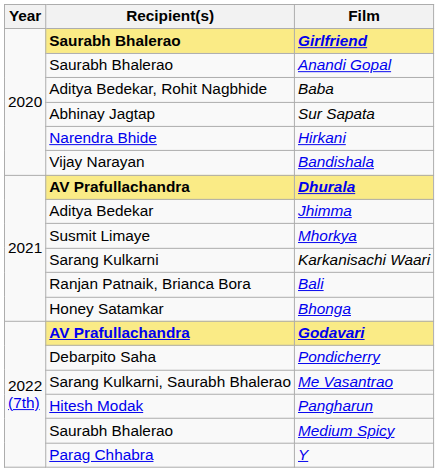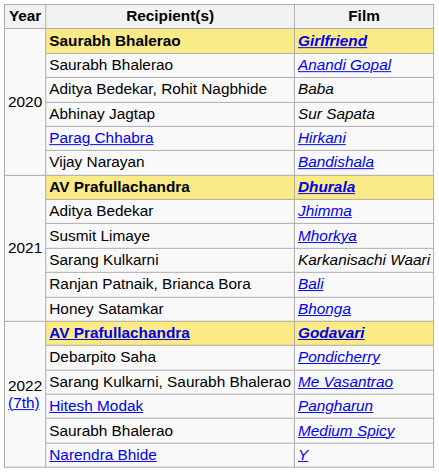(103, 138) Narendra Bhide -> (101, 138) Parag Chhabra
(101, 455) Parag Chhabra -> (103, 455) Narendra Bhide
